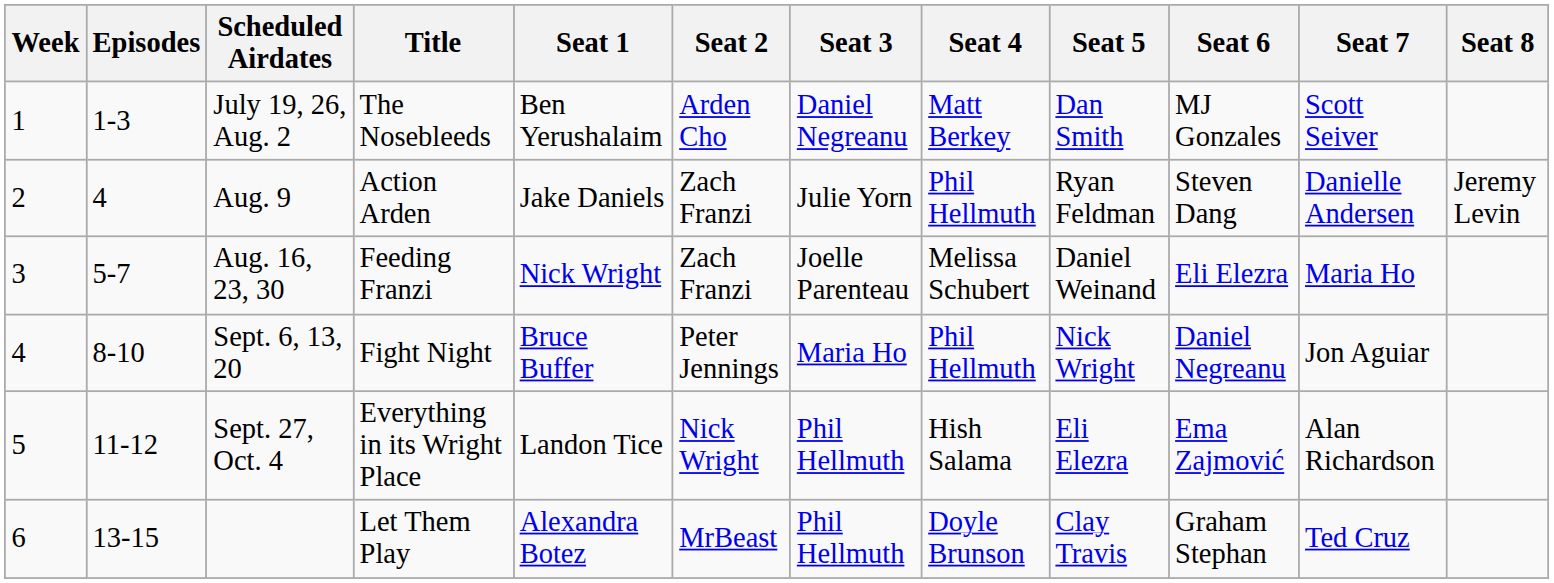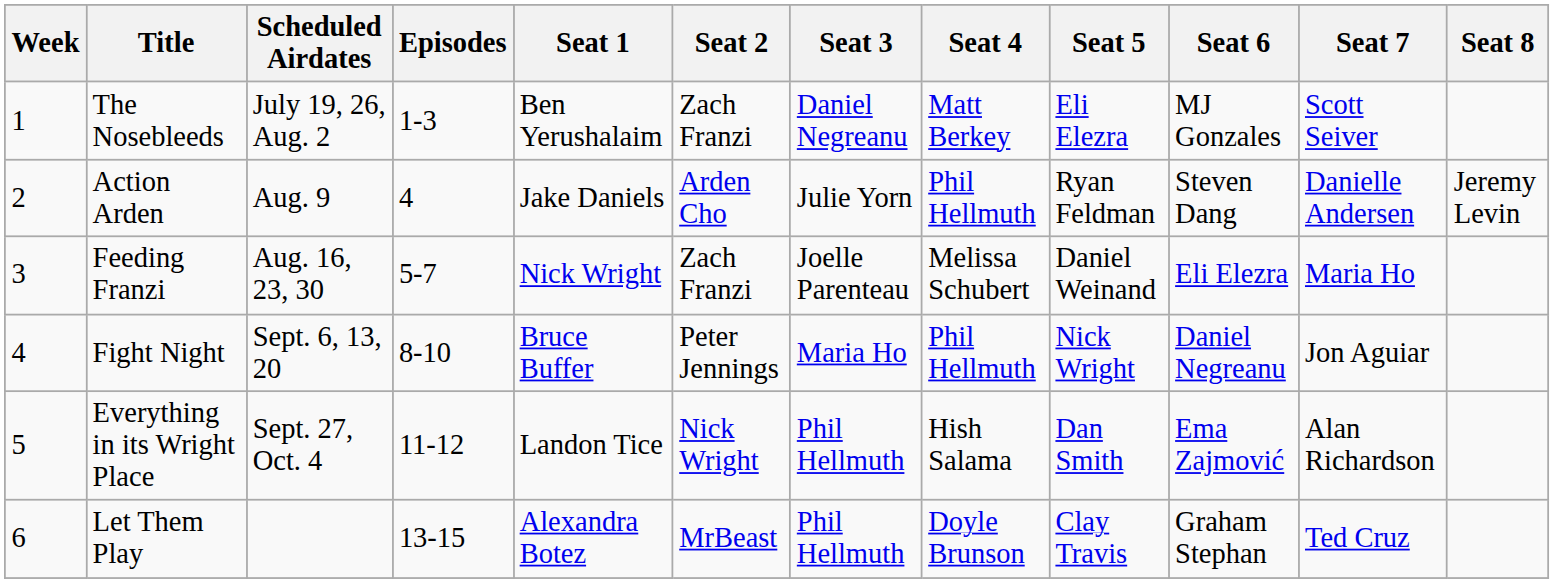columns swapped: (146, 43) <-> (433, 43)
(715, 120) Arden Cho -> (716, 120) Zach Franzi
(1089, 120) Dan Smith -> (1092, 120) Eli Elezra
(716, 197) Zach Franzi -> (715, 197) Arden Cho
(1092, 445) Eli Elezra -> (1089, 445) Dan Smith
